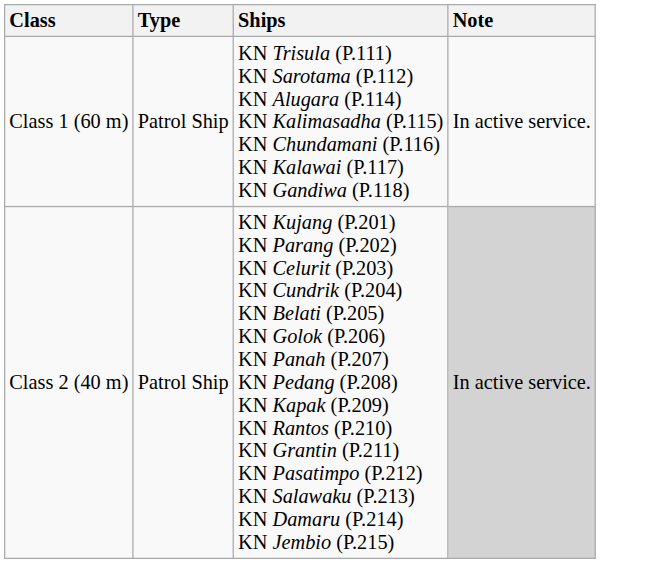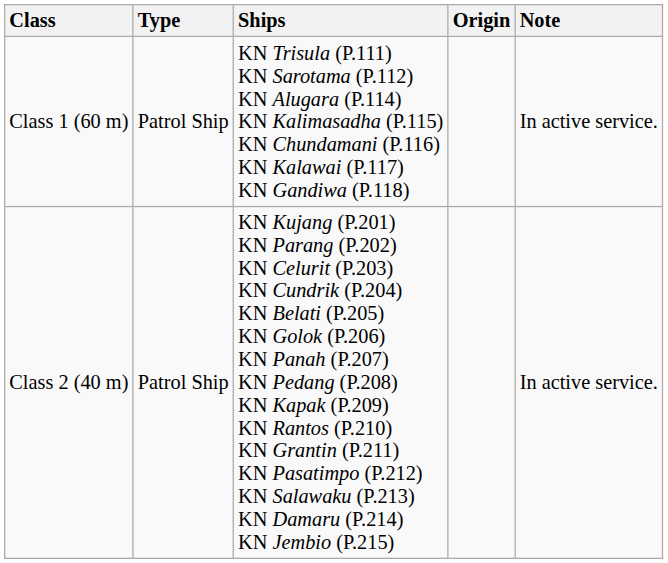+ column: (481, 20)
(522, 382) lightgrey background -> (589, 382) no background
